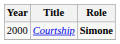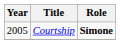(17, 30) 2000 -> (17, 30) 2005
